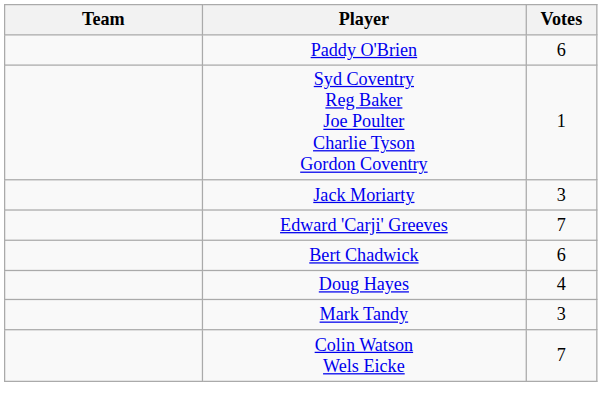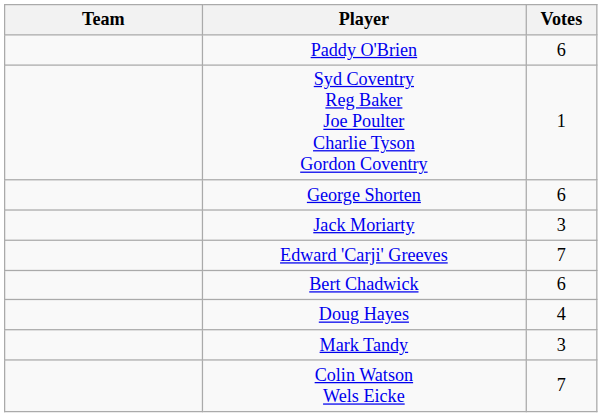+ row: (364, 195)
